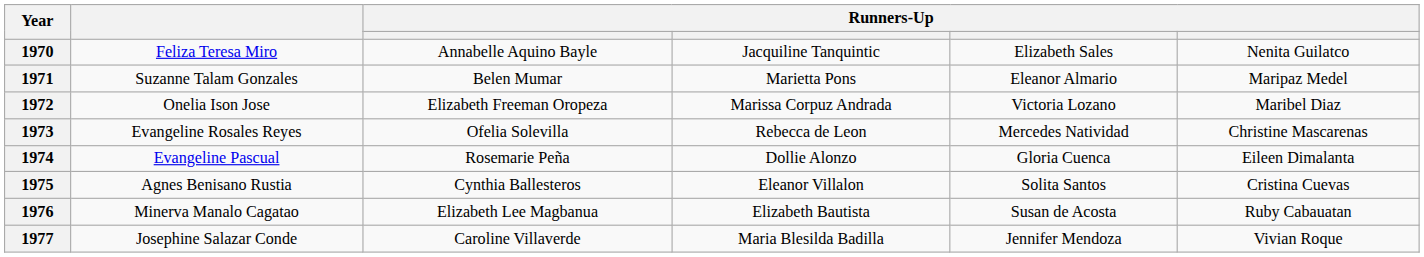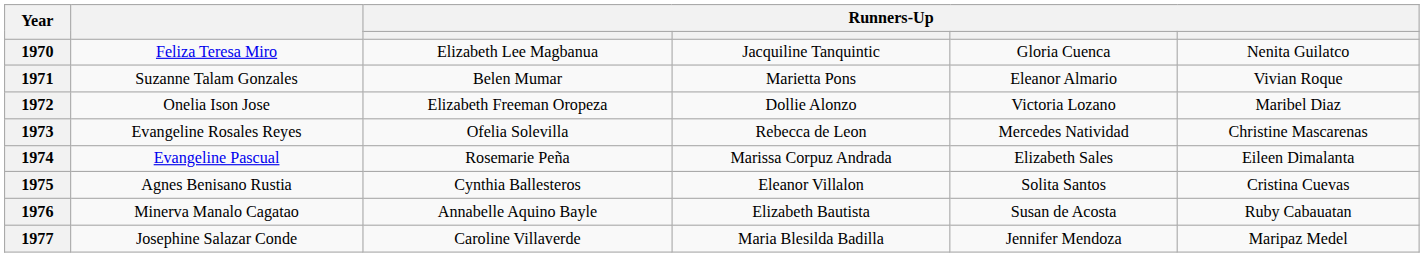(517, 52) Annabelle Aquino Bayle -> (517, 52) Elizabeth Lee Magbanua
(1064, 52) Elizabeth Sales -> (1064, 52) Gloria Cuenca
(1298, 78) Maripaz Medel -> (1298, 78) Vivian Roque
(811, 105) Marissa Corpuz Andrada -> (811, 105) Dollie Alonzo
(811, 158) Dollie Alonzo -> (811, 158) Marissa Corpuz Andrada
(1064, 158) Gloria Cuenca -> (1064, 158) Elizabeth Sales
(517, 211) Elizabeth Lee Magbanua -> (517, 211) Annabelle Aquino Bayle
(1298, 238) Vivian Roque -> (1298, 238) Maripaz Medel
